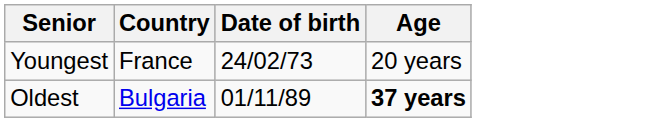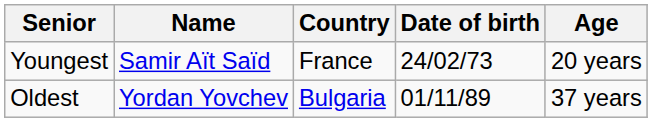+ column: (203, 23)
(418, 98) bold -> (596, 98) normal
